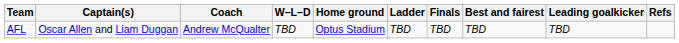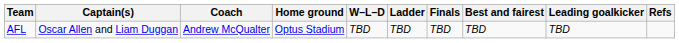columns swapped: (350, 13) <-> (293, 13)
